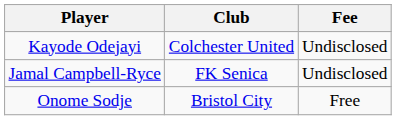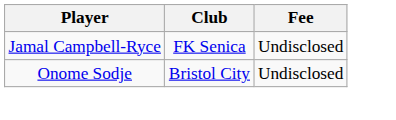- row: (85, 45)
(345, 100) Free -> (301, 73) Undisclosed
